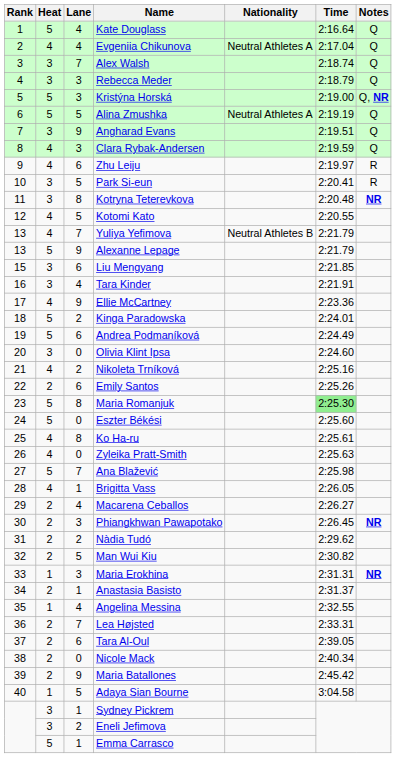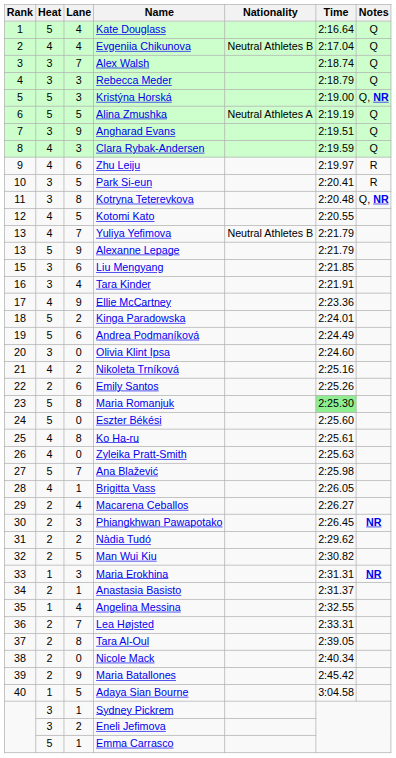(270, 47) Neutral Athletes A -> (270, 47) Neutral Athletes B
(374, 200) NR -> (374, 200) Q, NR
(79, 642) 6 -> (79, 642) 8
